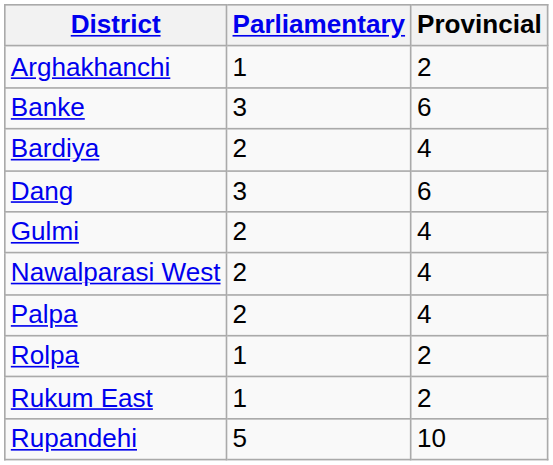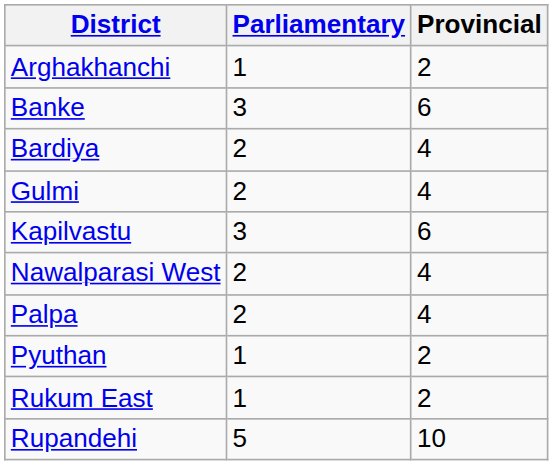- row: (42, 190)
+ row: (71, 231)
+ row: (59, 356)
- row: (45, 356)
